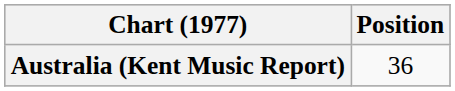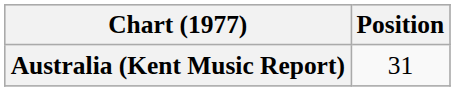(400, 65) 36 -> (400, 65) 31
